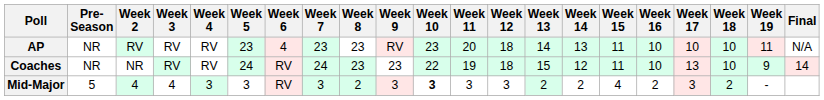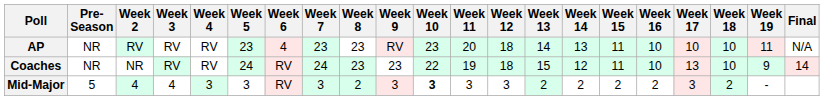(618, 85) 4 -> (618, 85) 2
